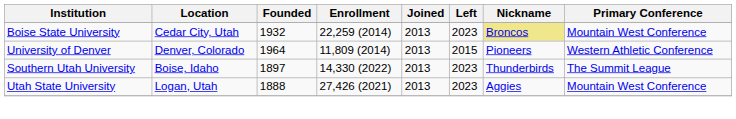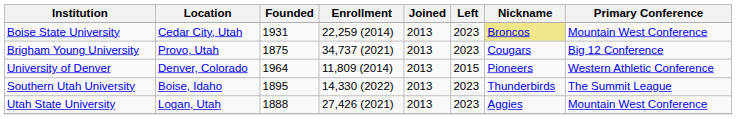(273, 31) 1932 -> (275, 31) 1931
+ row: (73, 50)
(273, 68) 1897 -> (275, 86) 1895
